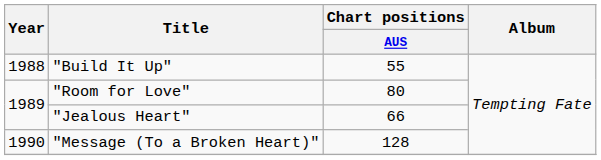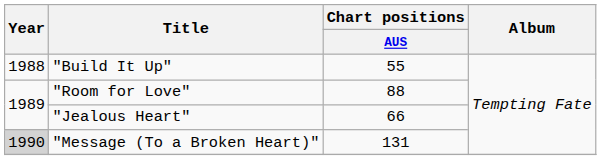(396, 92) 80 -> (396, 92) 88
(27, 142) no background -> (27, 142) lightgrey background
(396, 142) 128 -> (396, 142) 131
